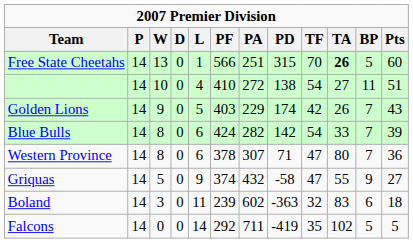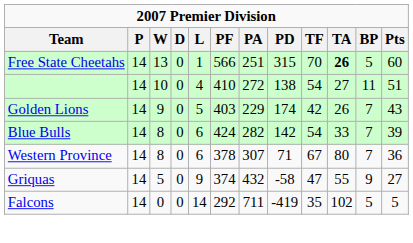(314, 156) 47 -> (314, 156) 67
- row: (29, 202)
